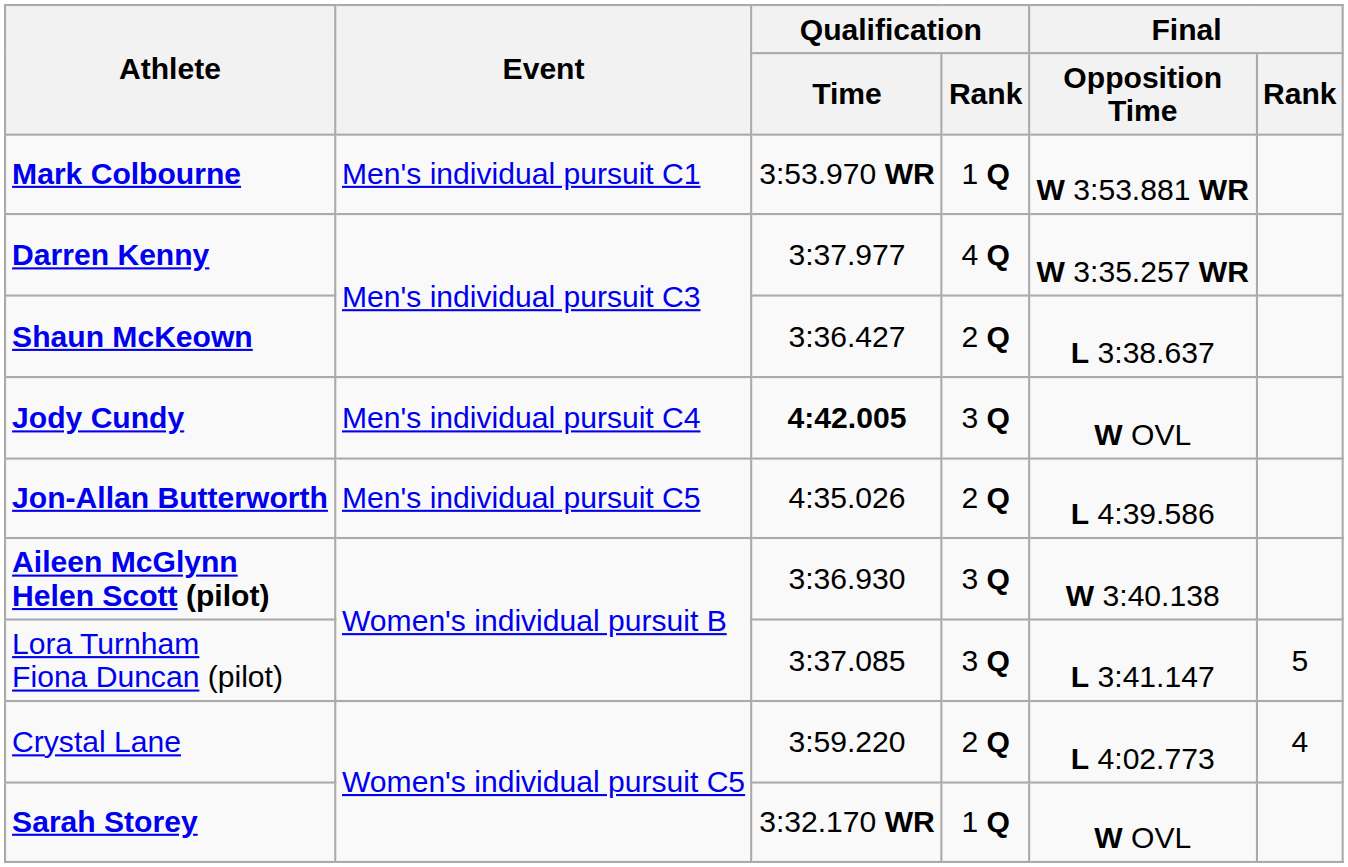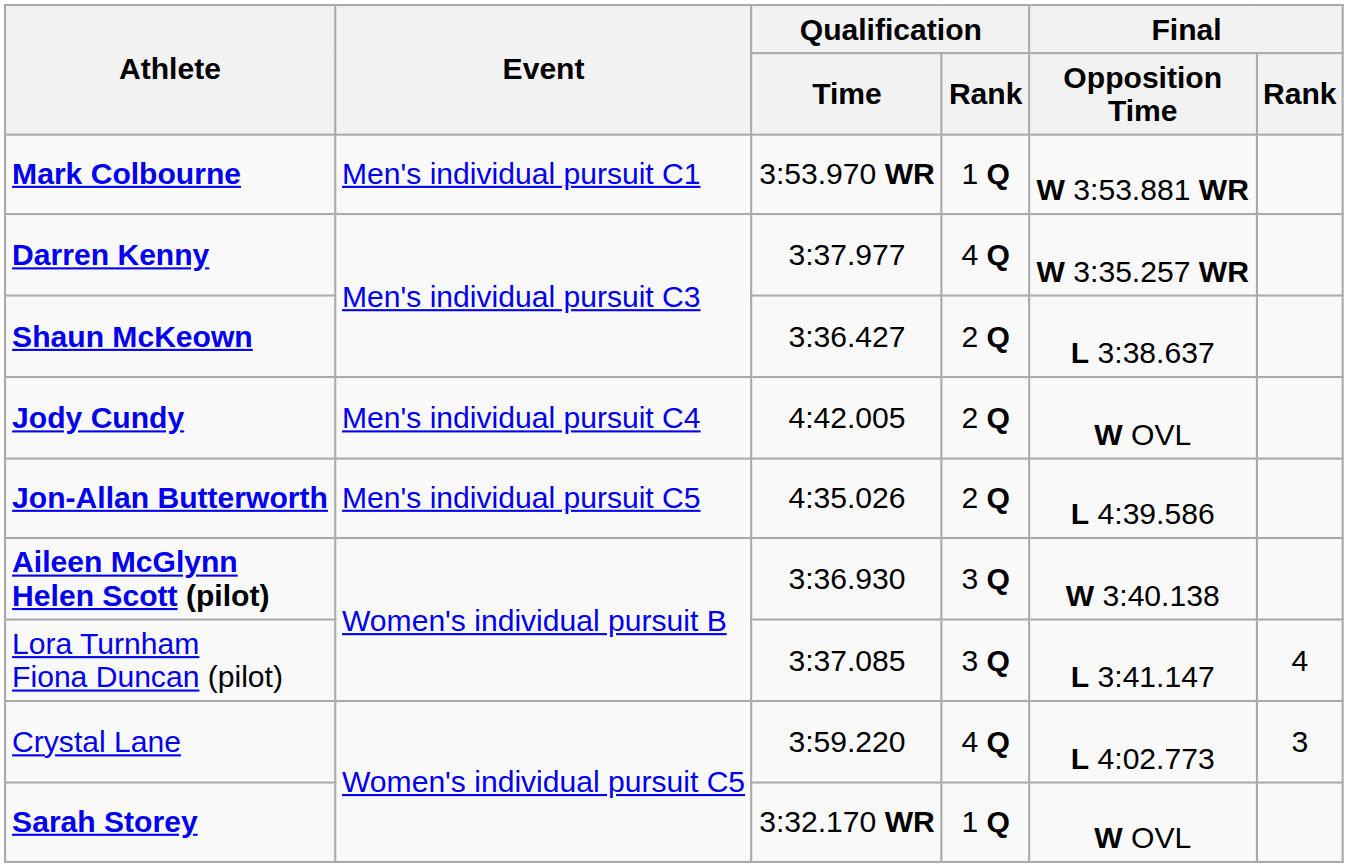(847, 417) bold -> (847, 417) normal
(986, 417) 3 Q -> (986, 417) 2 Q
(1300, 660) 5 -> (1300, 660) 4
(986, 741) 2 Q -> (986, 741) 4 Q
(1300, 741) 4 -> (1300, 741) 3
